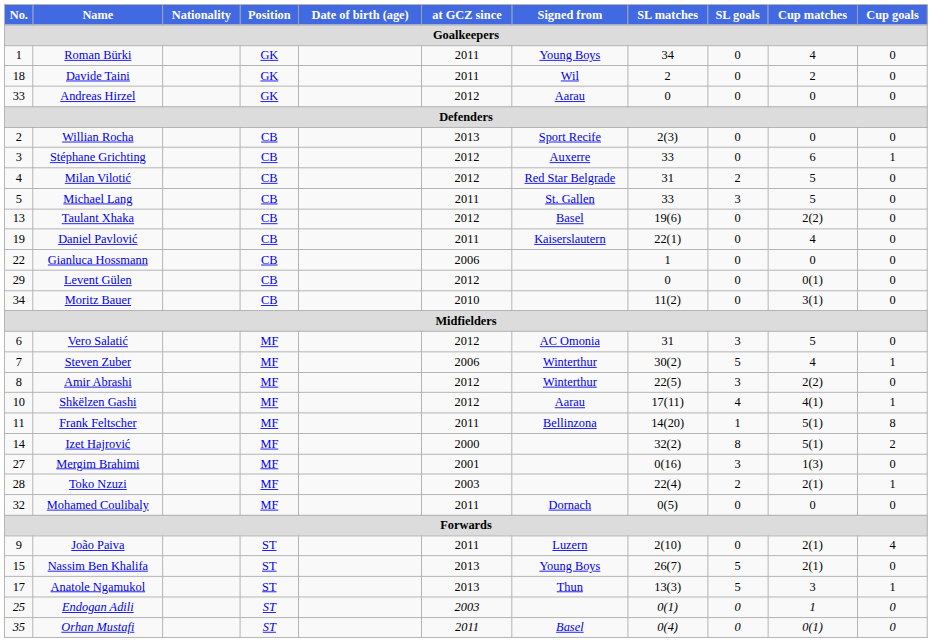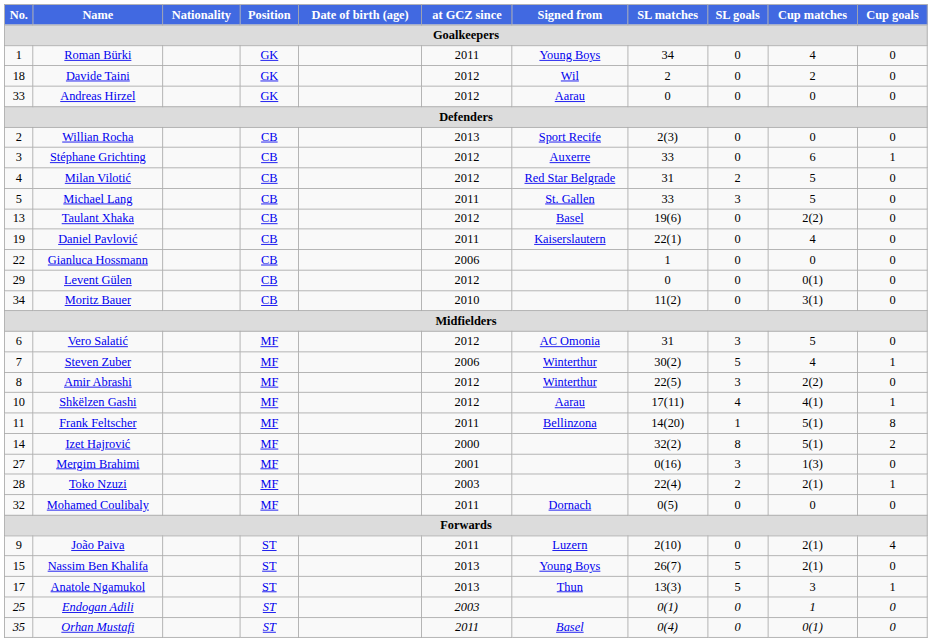(467, 76) 2011 -> (467, 76) 2012
